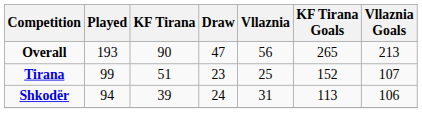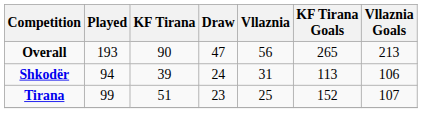rows swapped: (44, 74) <-> (44, 96)
